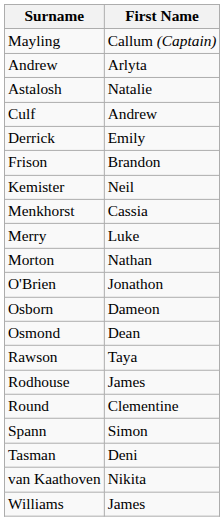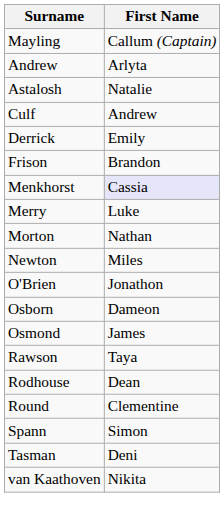- row: (36, 187)
(128, 211) no background -> (128, 187) lavender background
+ row: (32, 260)
(124, 333) Dean -> (126, 333) James
(126, 382) James -> (124, 382) Dean
- row: (36, 503)
